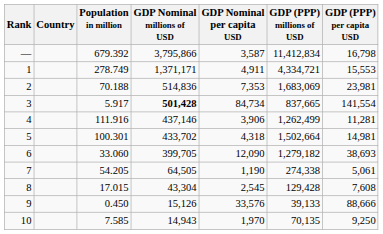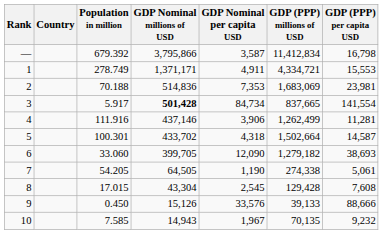(361, 137) 14,981 -> (361, 137) 14,587
(253, 220) 1,970 -> (253, 220) 1,967
(364, 220) 9,250 -> (364, 220) 9,232
